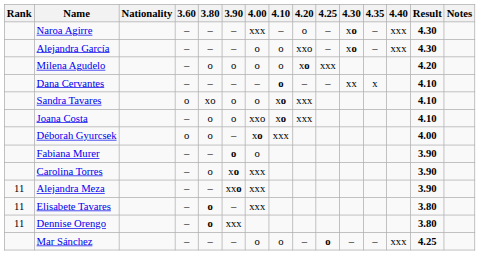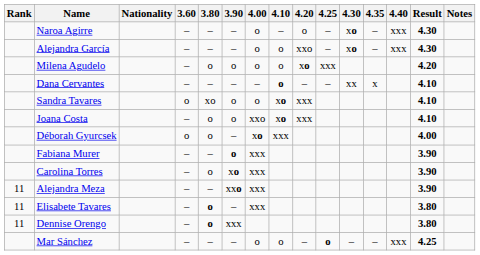(257, 31) xxx -> (257, 31) o
(257, 153) o -> (257, 153) xxx
